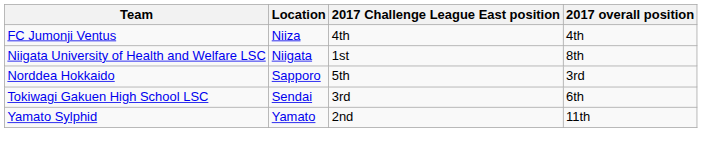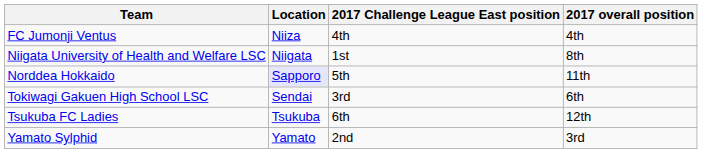(296, 76) no background -> (296, 76) lavender background
(575, 76) 3rd -> (578, 76) 11th
+ row: (63, 117)
(578, 117) 11th -> (575, 138) 3rd
